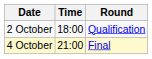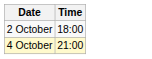- column: (117, 12)
